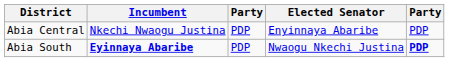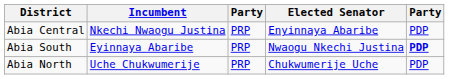(240, 31) PDP -> (240, 31) PRP
(142, 48) bold -> (142, 48) normal
(240, 48) PDP -> (240, 48) PRP
+ row: (39, 65)
